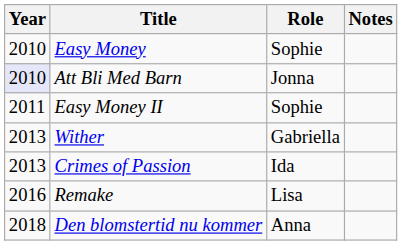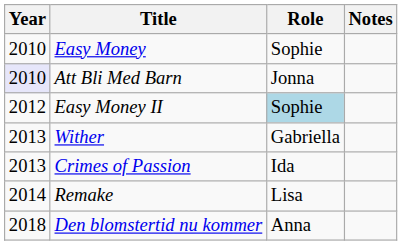(27, 107) 2011 -> (27, 107) 2012
(297, 107) no background -> (297, 107) lightblue background
(27, 195) 2016 -> (27, 195) 2014
